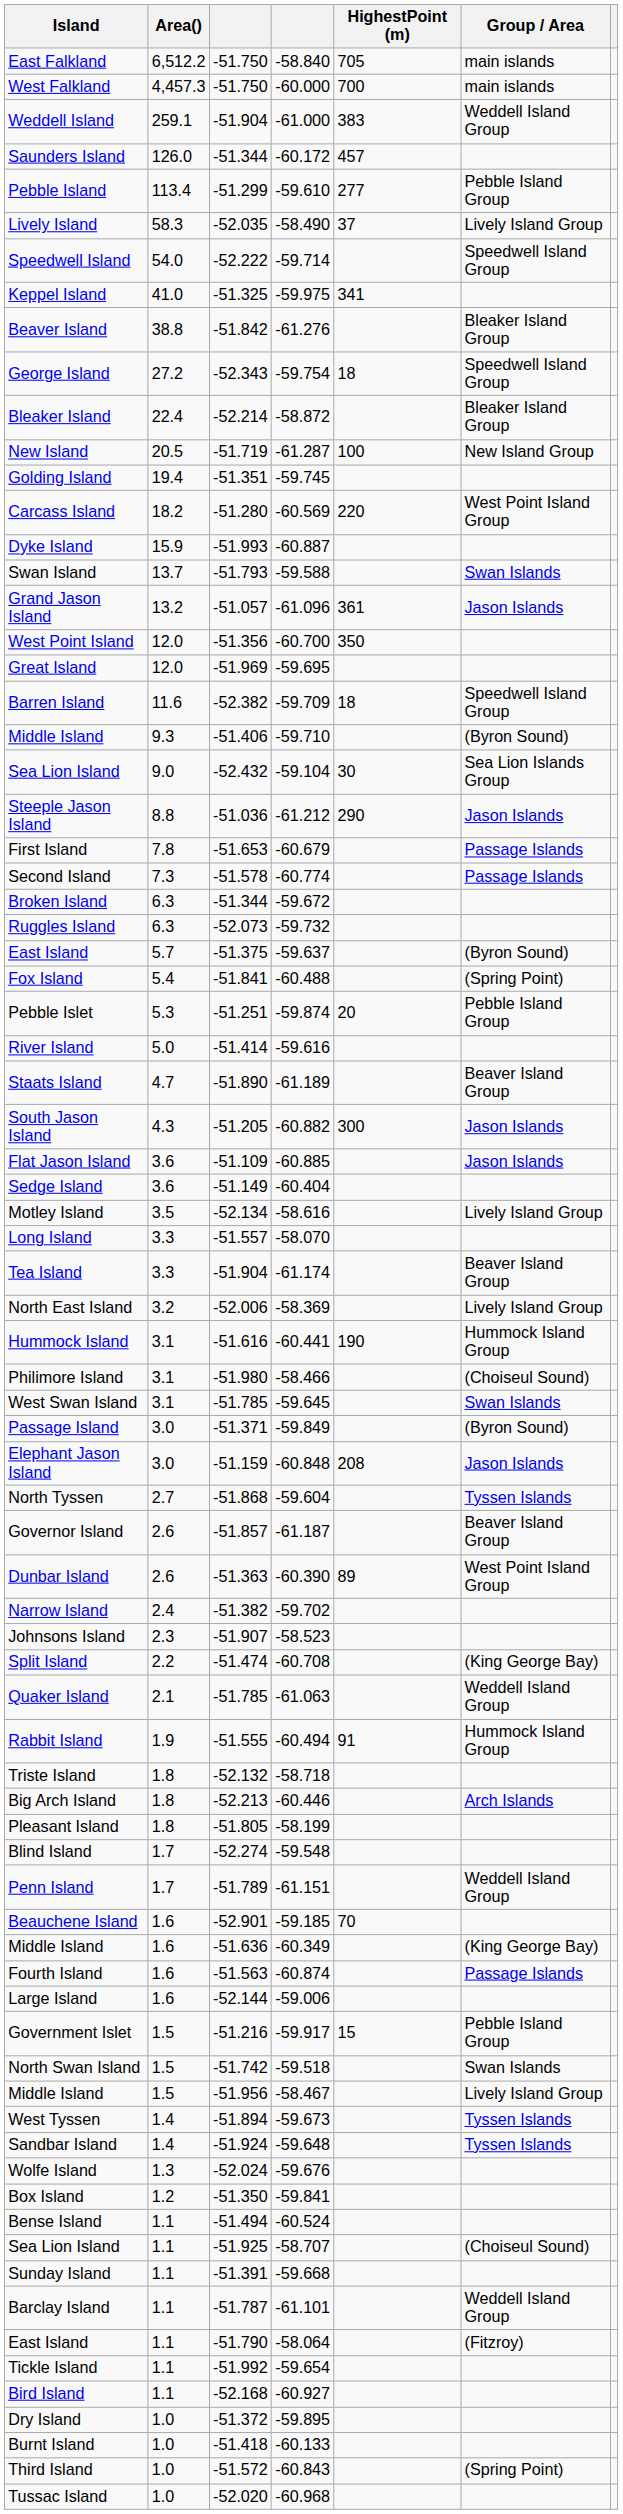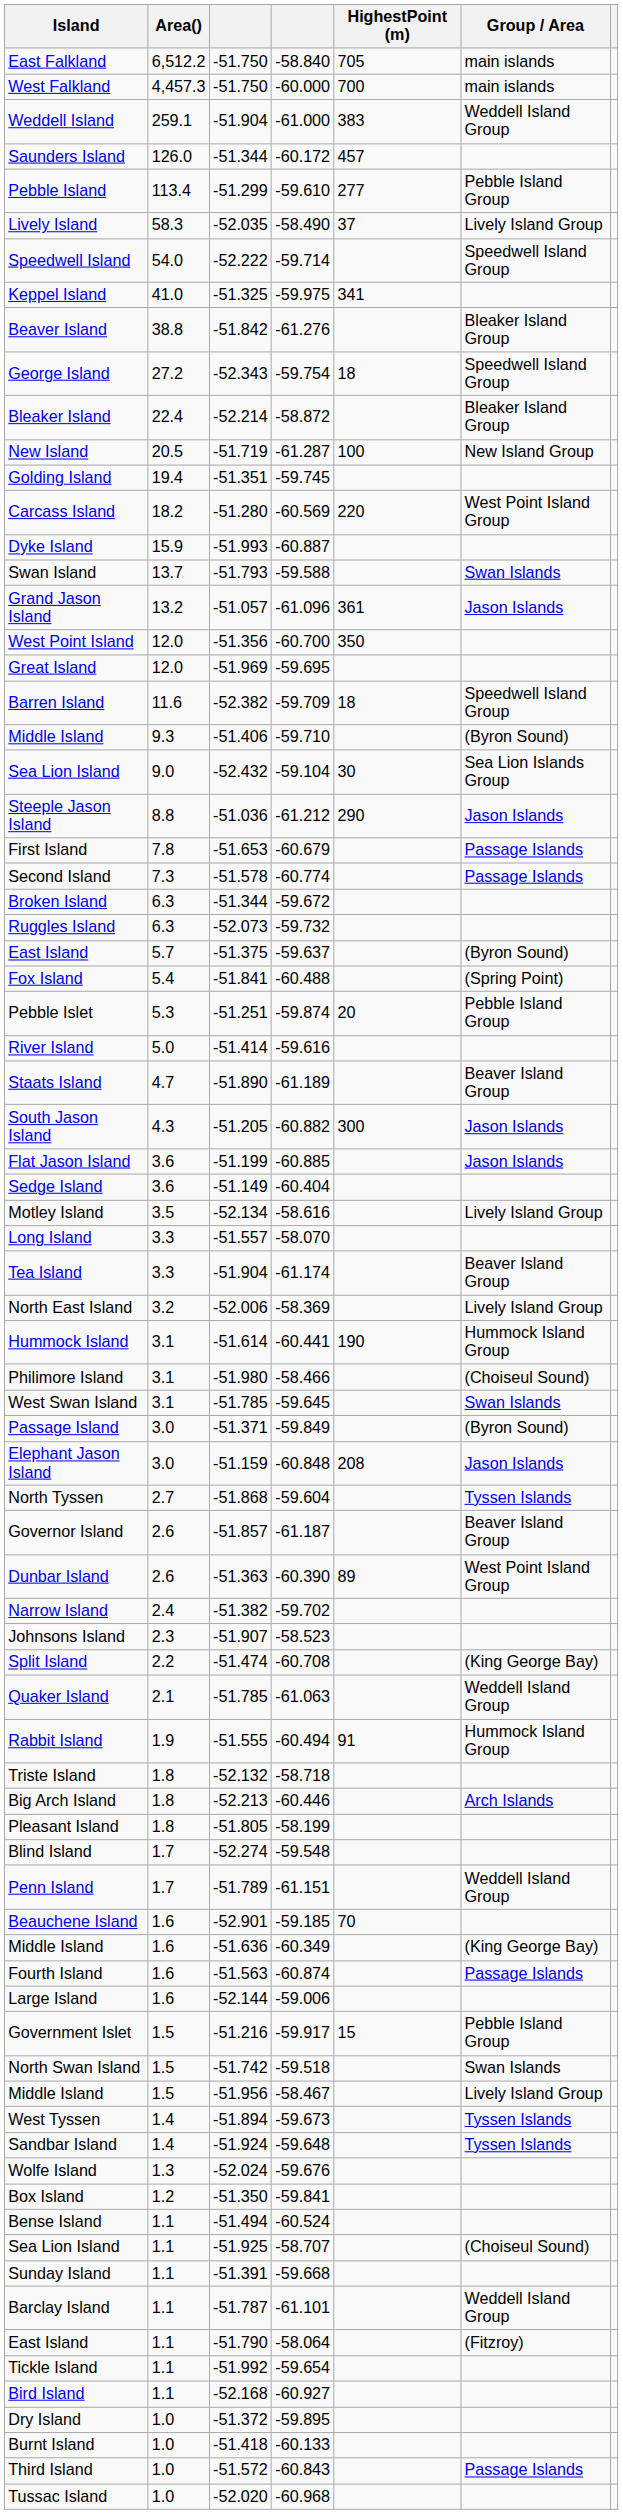(240, 1161) -51.109 -> (240, 1161) -51.199
(240, 1342) -51.616 -> (240, 1342) -51.614
(514, 2470) (Spring Point) -> (524, 2470) Passage Islands
